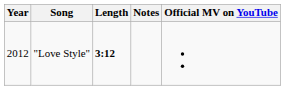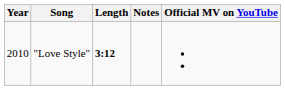(18, 53) 2012 -> (18, 53) 2010
